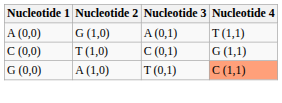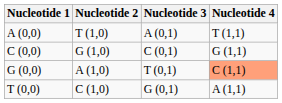(92, 32) G (1,0) -> (92, 32) T (1,0)
(92, 51) T (1,0) -> (92, 51) G (1,0)
+ row: (23, 88)
